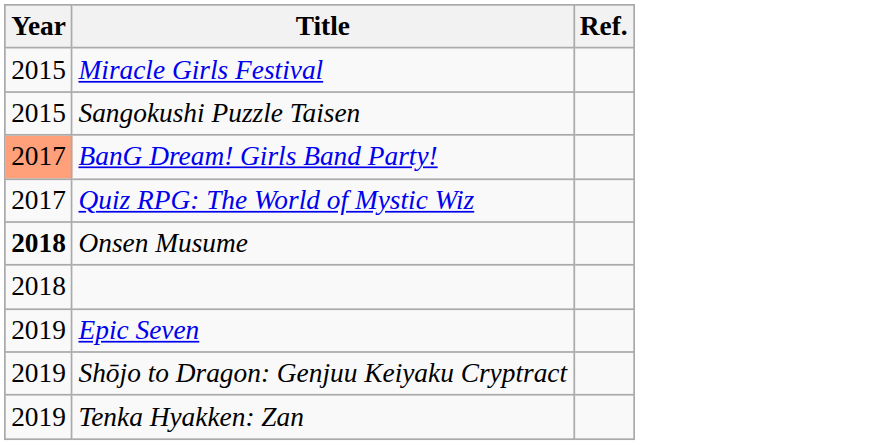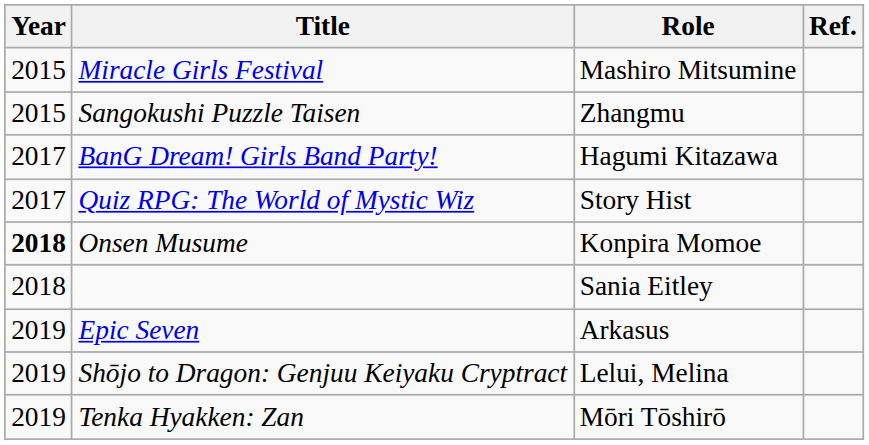+ column: (688, 26)
(39, 156) lightsalmon background -> (39, 156) no background
